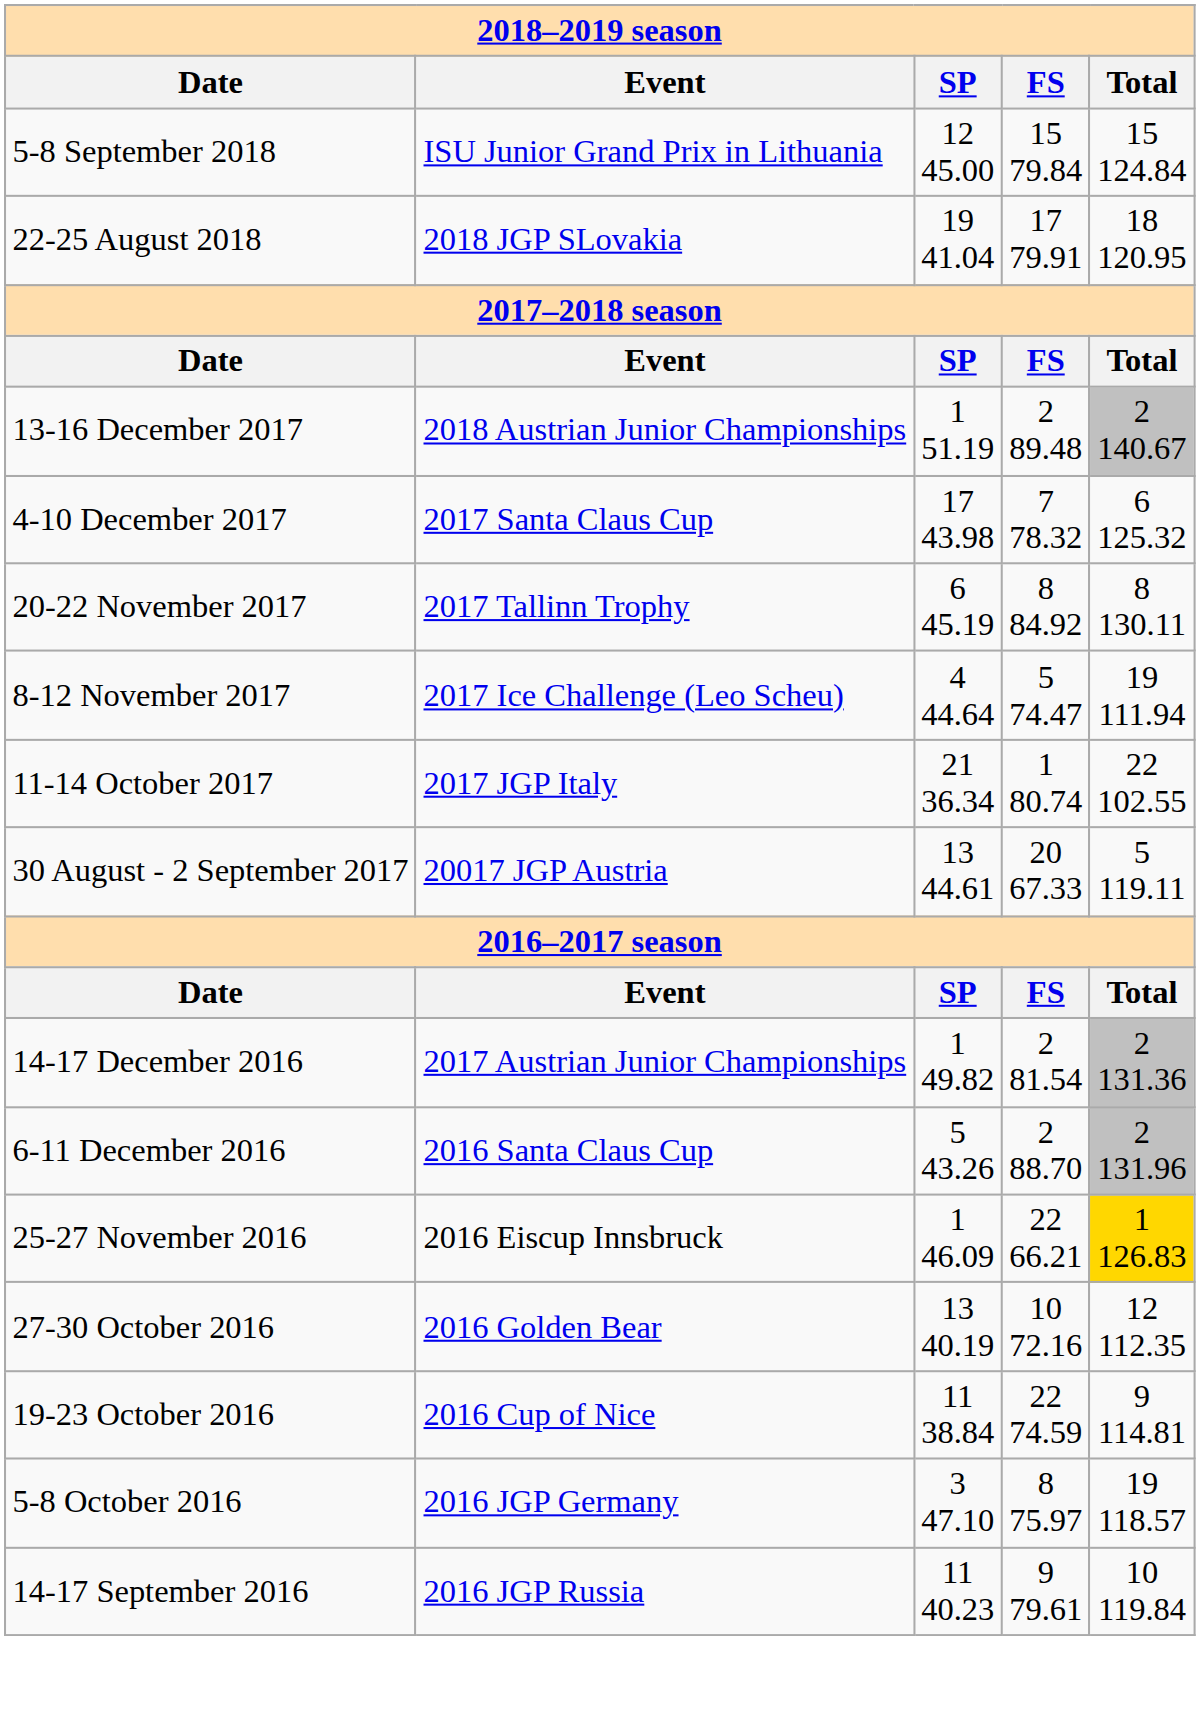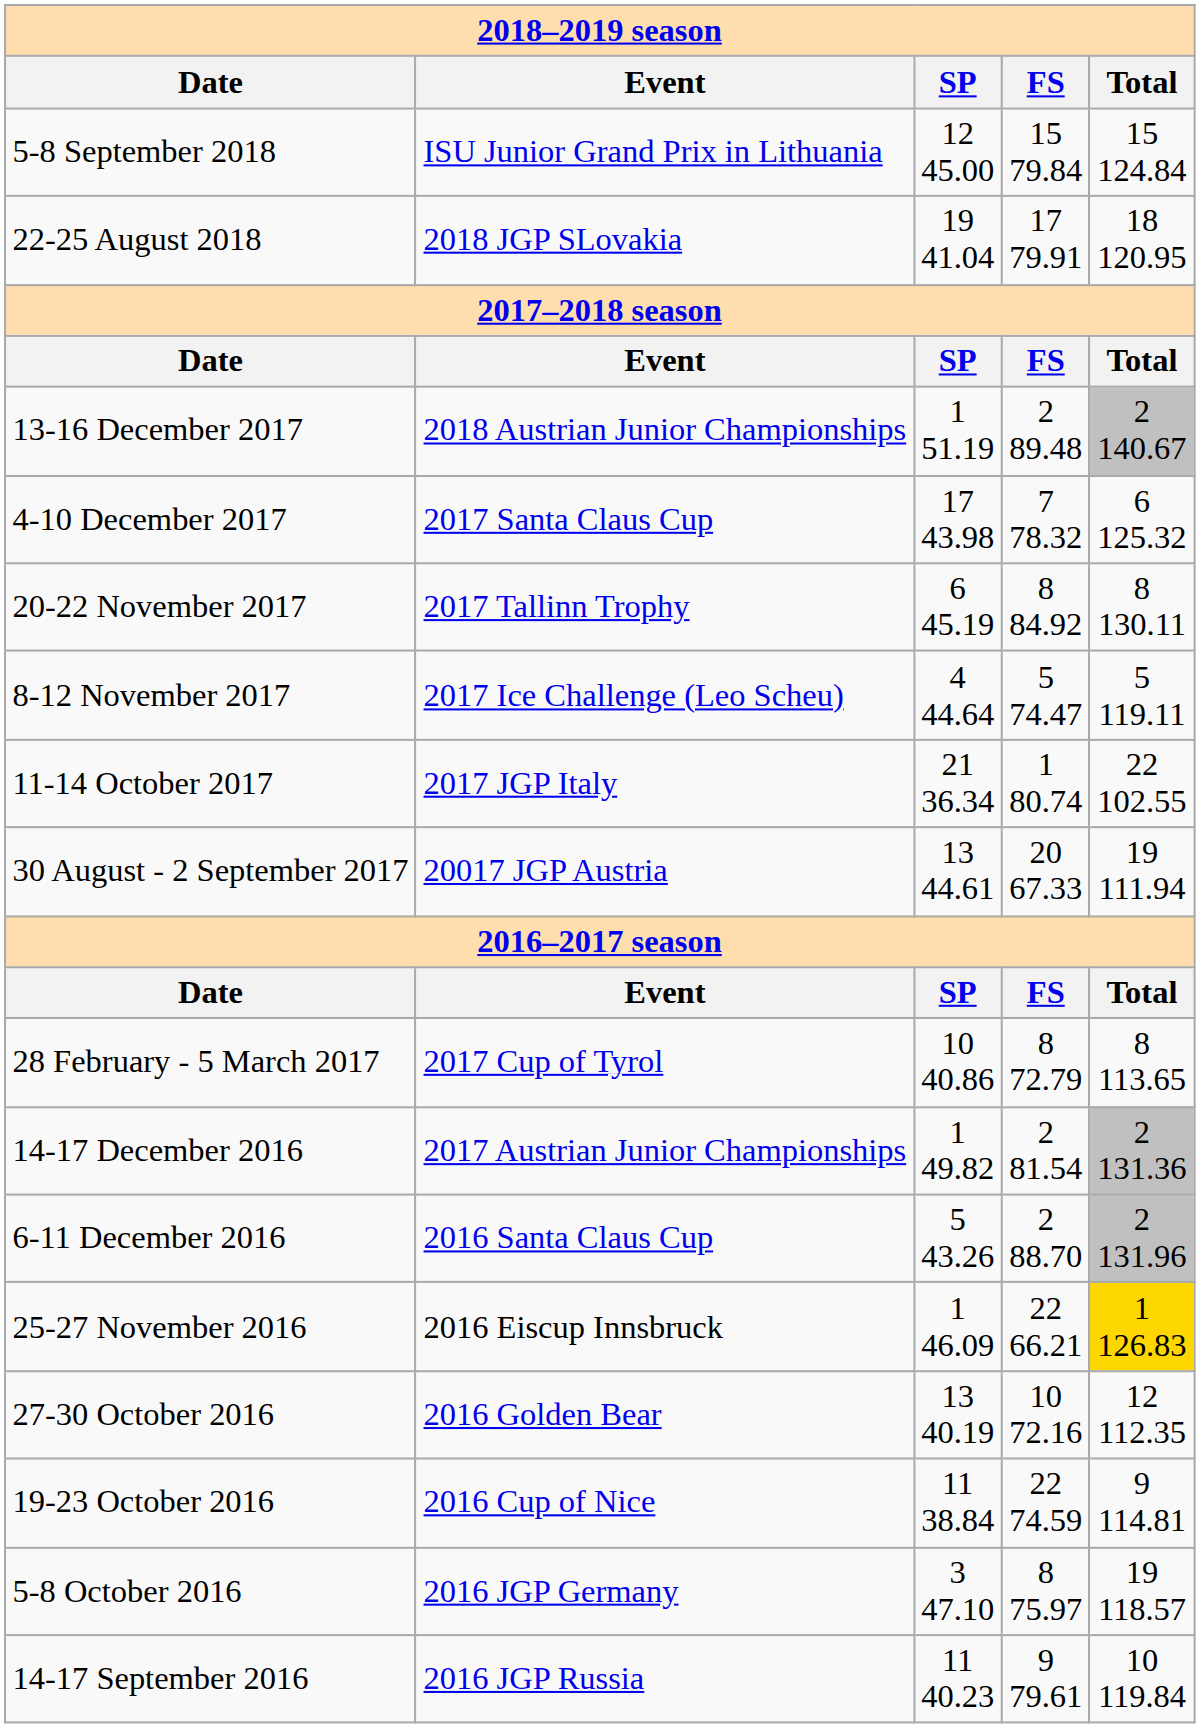(1142, 694) 19 111.94 -> (1142, 694) 5 119.11
(1142, 870) 5 119.11 -> (1142, 870) 19 111.94
+ row: (196, 1062)
